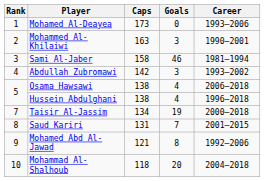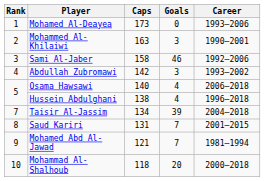(227, 60) 1981–1994 -> (227, 60) 1992–2006
(142, 86) 138 -> (142, 86) 140
(177, 112) 19 -> (177, 112) 39
(227, 112) 2000–2018 -> (227, 112) 2004–2018
(177, 143) 8 -> (177, 143) 7
(227, 143) 1992–2006 -> (227, 143) 1981–1994
(227, 165) 2004–2018 -> (227, 165) 2000–2018
